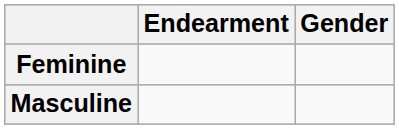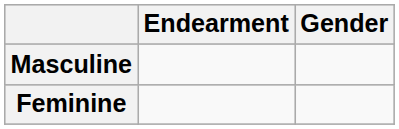rows swapped: (71, 64) <-> (71, 104)
